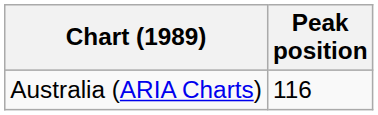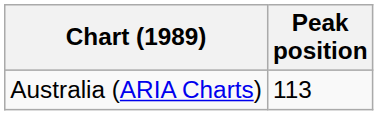(292, 89) 116 -> (292, 89) 113
